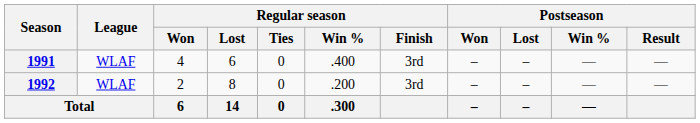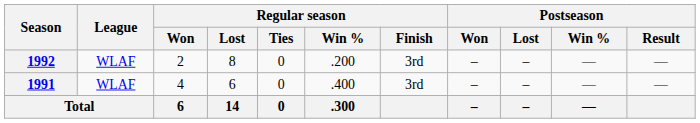rows swapped: (41, 61) <-> (41, 84)
